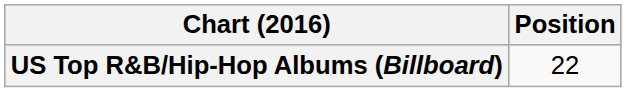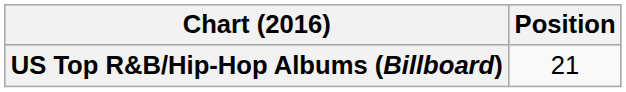(565, 65) 22 -> (565, 65) 21
